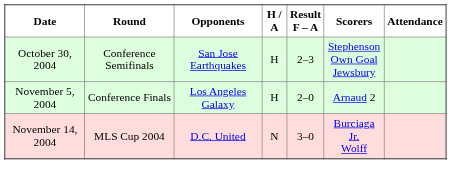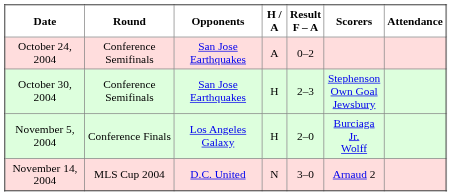+ row: (45, 53)
(354, 97) Arnaud 2 -> (354, 136) Burciaga Jr. Wolff
(354, 136) Burciaga Jr. Wolff -> (354, 174) Arnaud 2
